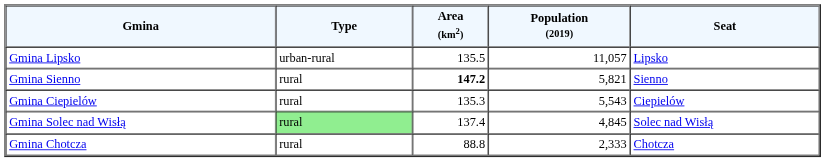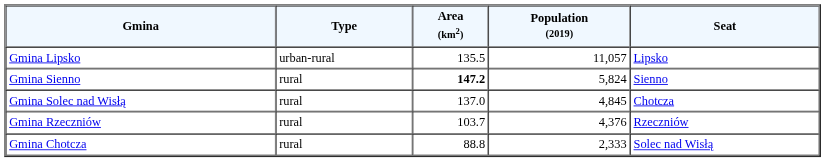(613, 79) 5,821 -> (613, 79) 5,824
- row: (53, 100)
(291, 122) lightgreen background -> (291, 100) no background
(471, 122) 137.4 -> (471, 100) 137.0
(673, 122) Solec nad Wisłą -> (654, 100) Chotcza
+ row: (55, 122)
(654, 144) Chotcza -> (673, 144) Solec nad Wisłą
